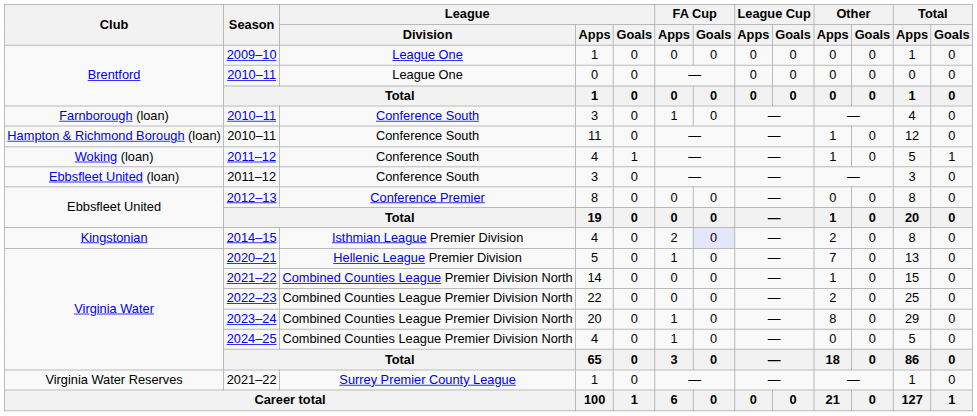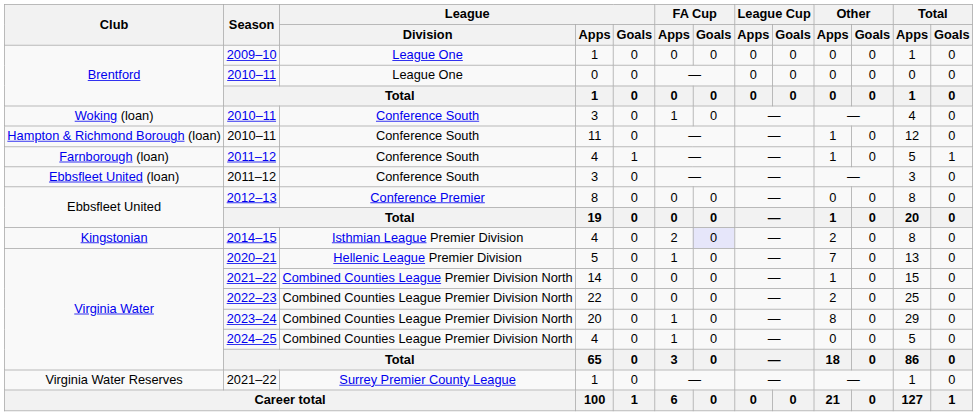(114, 116) Farnborough (loan) -> (114, 116) Woking (loan)
(114, 156) Woking (loan) -> (114, 156) Farnborough (loan)
